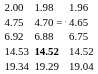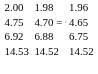(47, 52) bold -> (47, 52) normal
- row: (17, 67)
